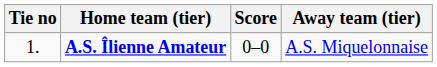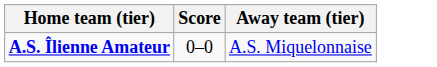- column: (33, 18)
